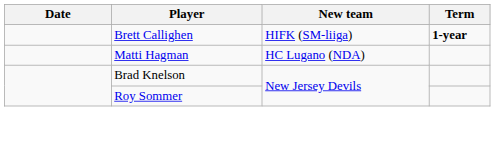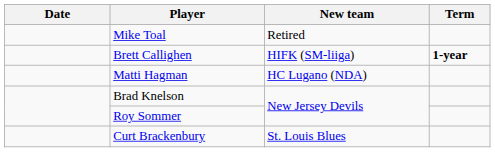+ row: (139, 34)
+ row: (159, 136)
